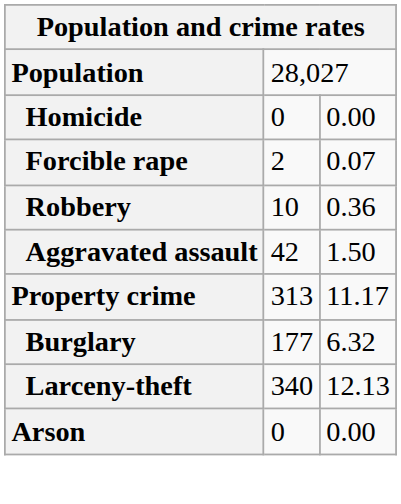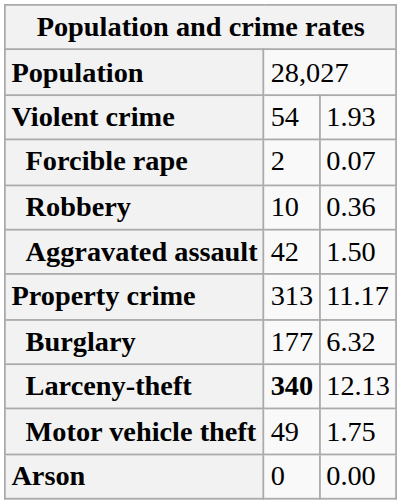+ row: (93, 116)
- row: (77, 116)
(292, 386) normal -> (292, 386) bold
+ row: (134, 431)
